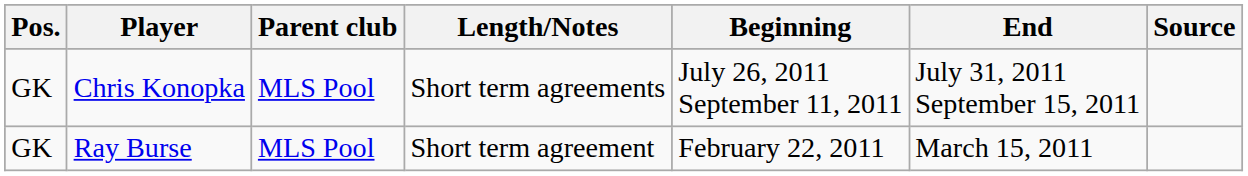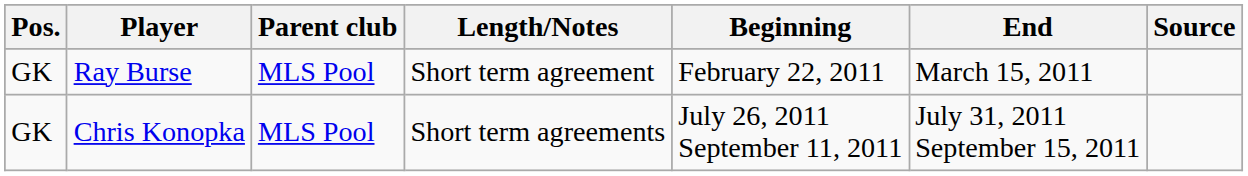rows swapped: (133, 147) <-> (159, 87)
